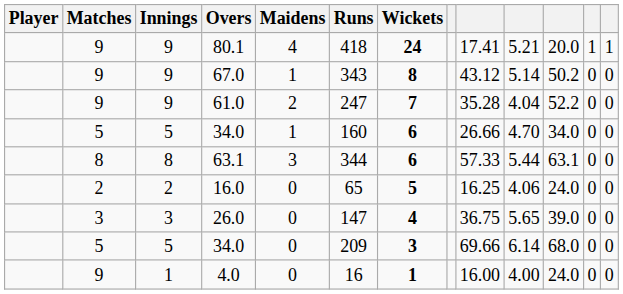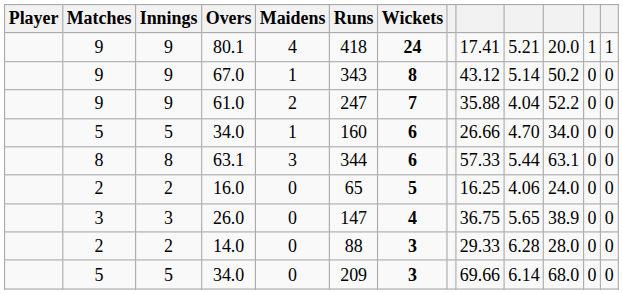(480, 103) 35.28 -> (480, 103) 35.88
(564, 217) 39.0 -> (564, 217) 38.9
+ row: (169, 246)
- row: (169, 274)
